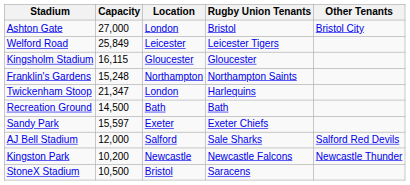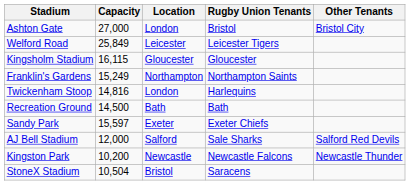(114, 76) 15,248 -> (114, 76) 15,249
(114, 92) 21,347 -> (114, 92) 14,816
(114, 172) 10,500 -> (114, 172) 10,504
